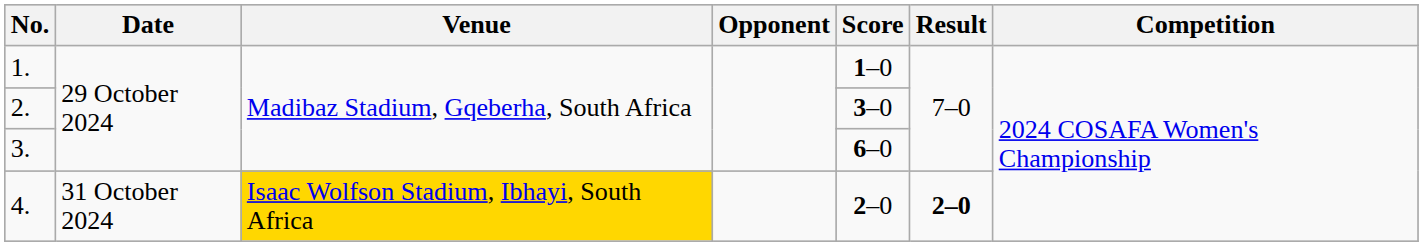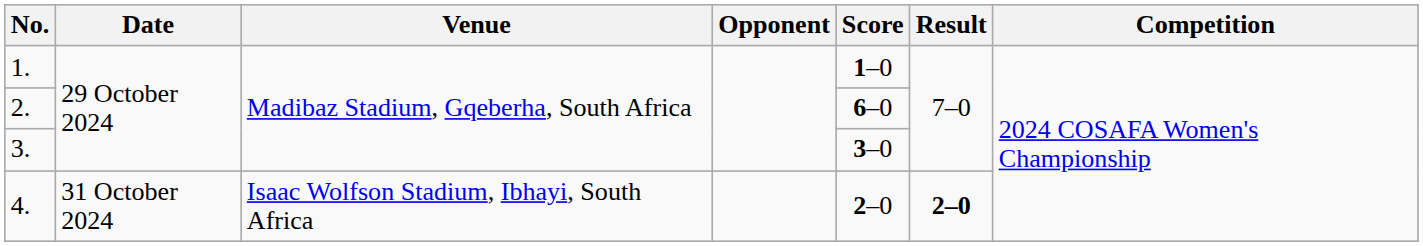(873, 107) 3–0 -> (873, 107) 6–0
(873, 149) 6–0 -> (873, 149) 3–0
(444, 205) gold background -> (444, 205) no background
